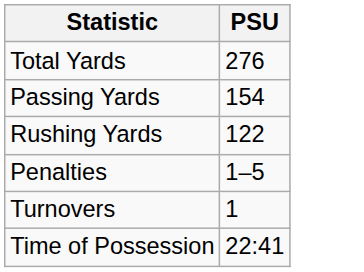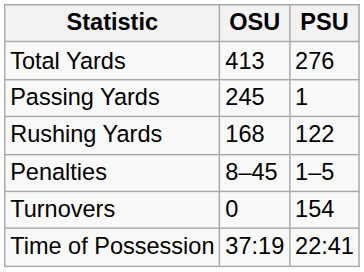+ column: (255, 23)
(245, 97) 154 -> (302, 97) 1
(232, 209) 1 -> (315, 209) 154
